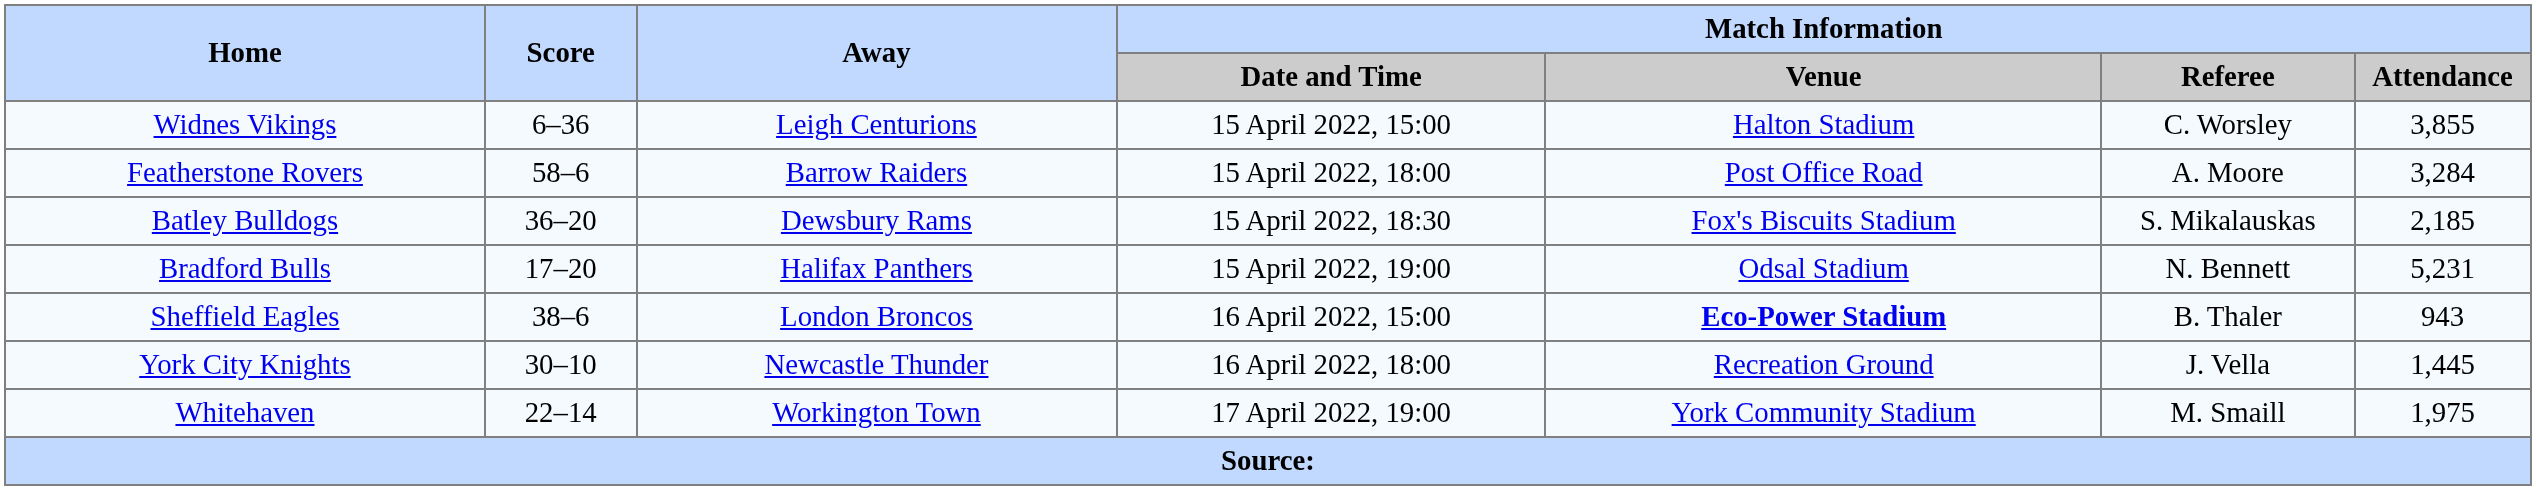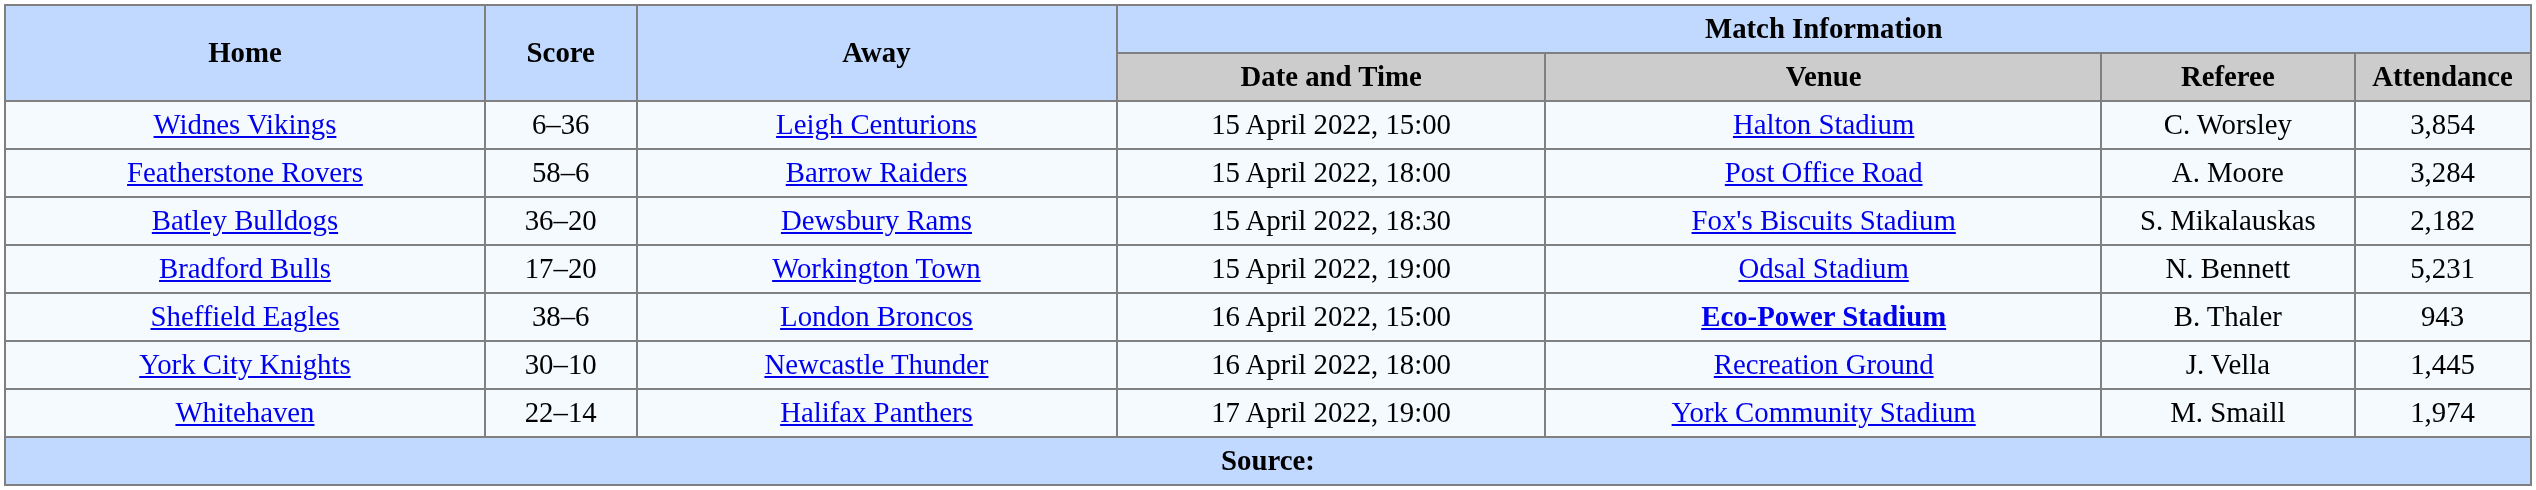(2443, 124) 3,855 -> (2443, 124) 3,854
(2443, 220) 2,185 -> (2443, 220) 2,182
(876, 268) Halifax Panthers -> (876, 268) Workington Town
(876, 412) Workington Town -> (876, 412) Halifax Panthers
(2443, 412) 1,975 -> (2443, 412) 1,974
